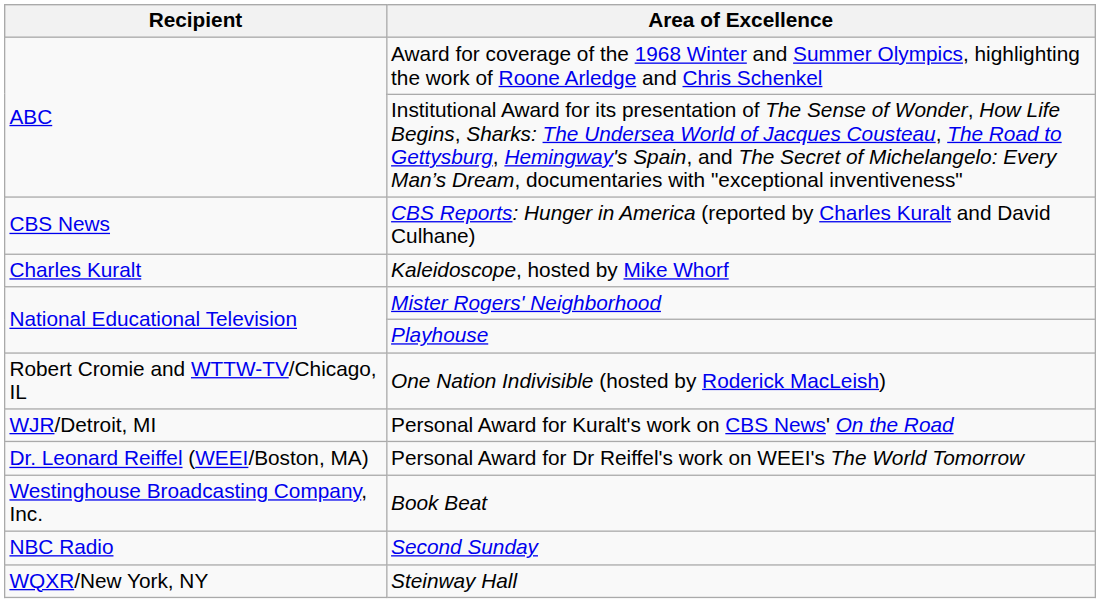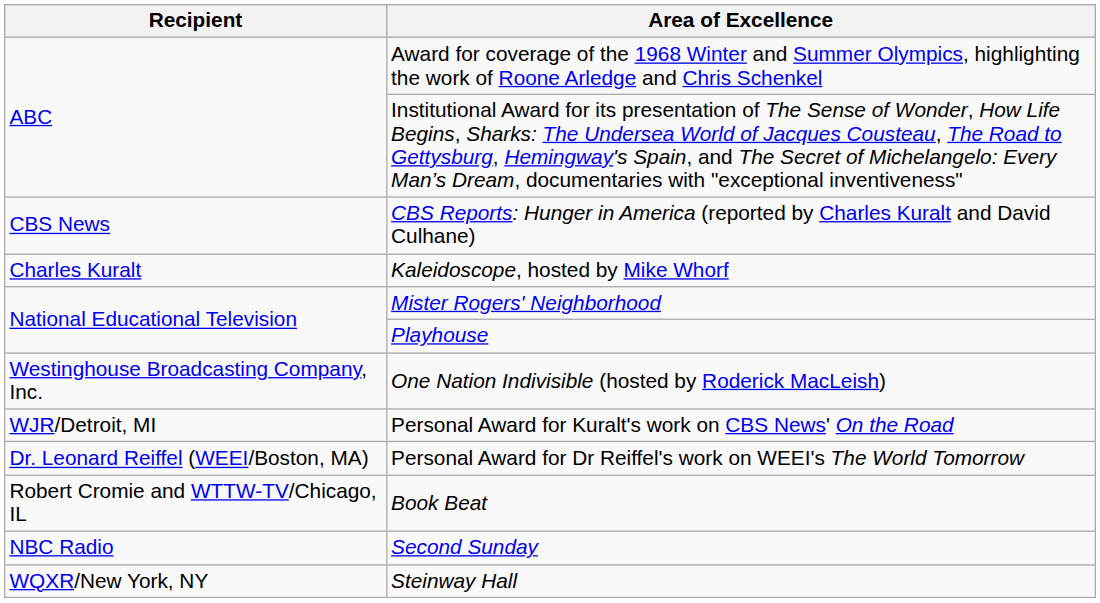(193, 380) Robert Cromie and WTTW-TV/Chicago, IL -> (188, 380) Westinghouse Broadcasting Company, Inc.
(188, 502) Westinghouse Broadcasting Company, Inc. -> (193, 502) Robert Cromie and WTTW-TV/Chicago, IL
